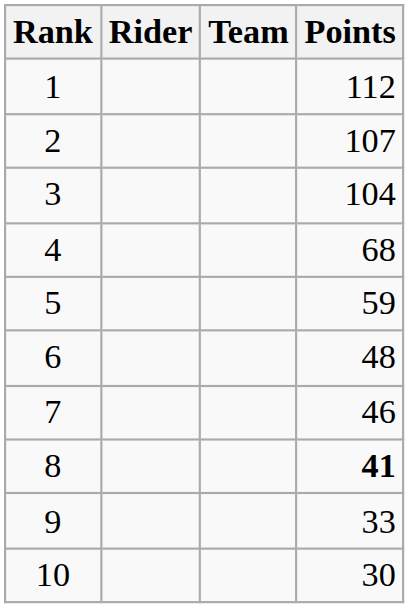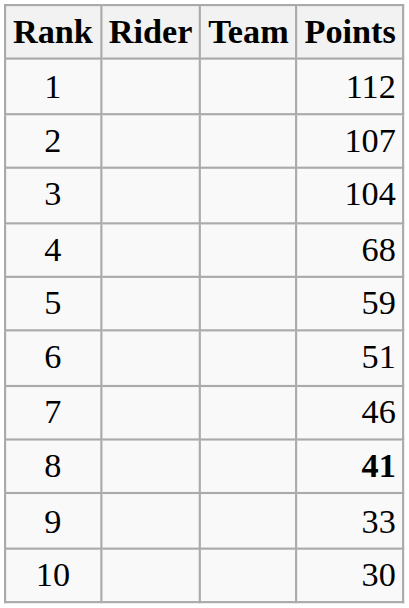(379, 357) 48 -> (379, 357) 51
